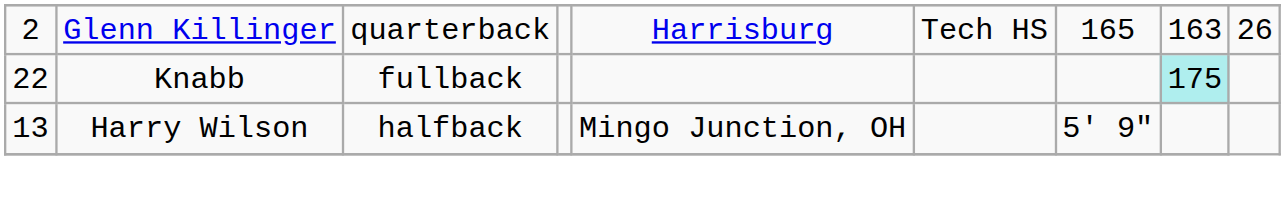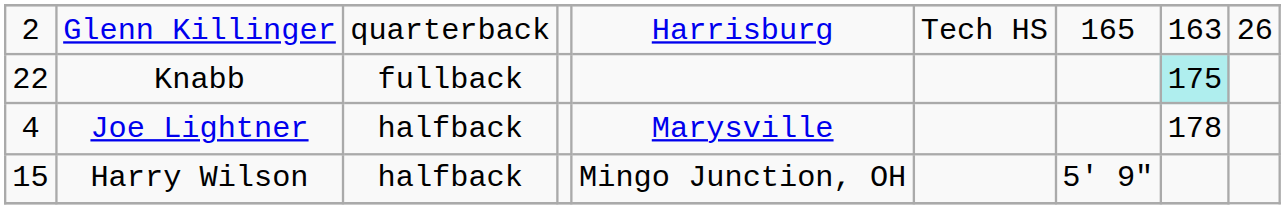+ row: (200, 129)
(31, 129) 13 -> (31, 178) 15
